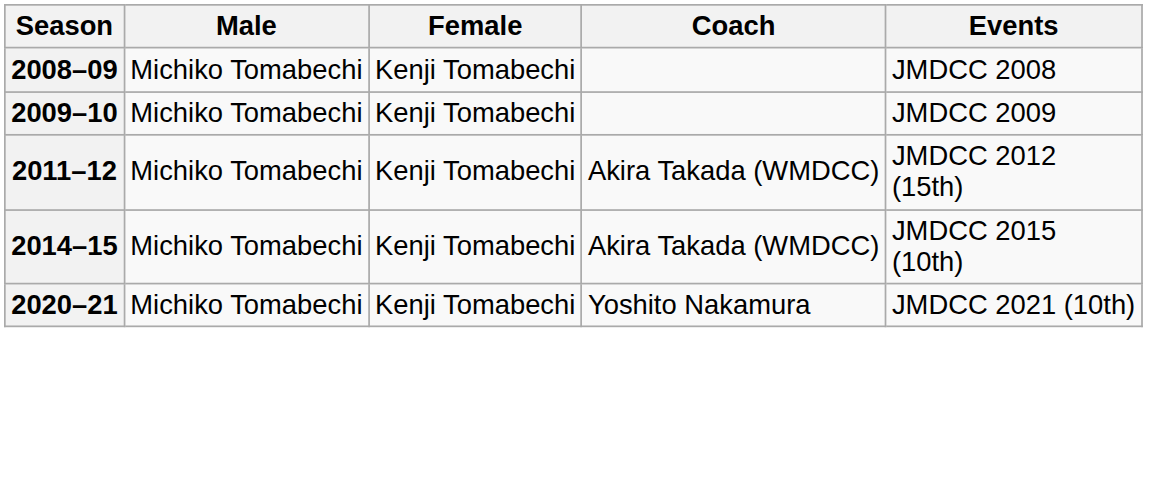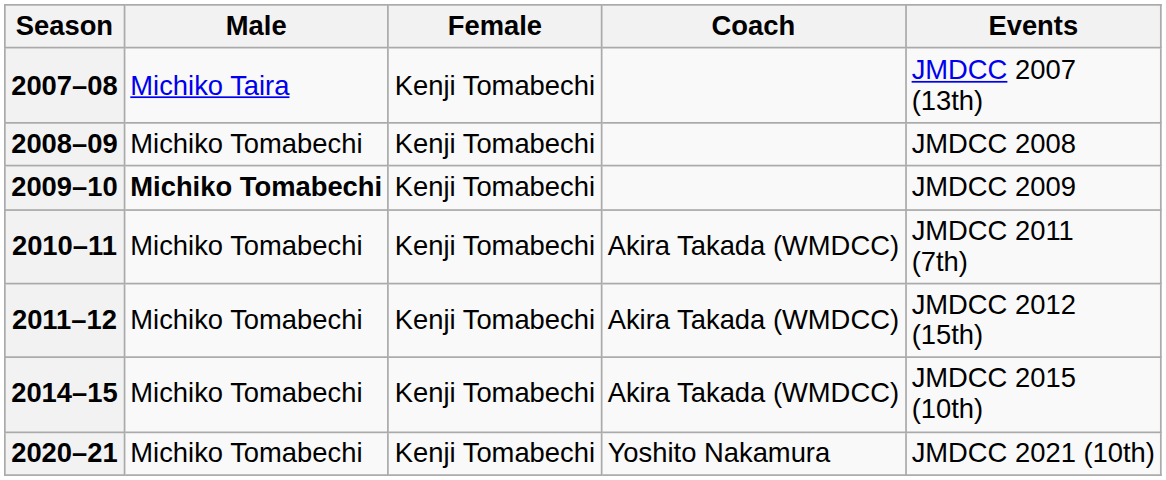+ row: (64, 84)
(246, 112) normal -> (256, 187) bold
+ row: (64, 245)
